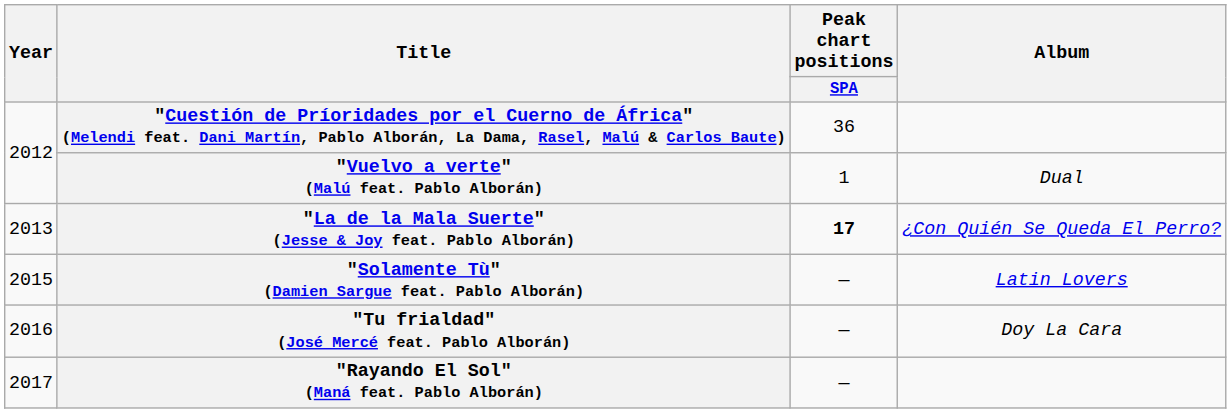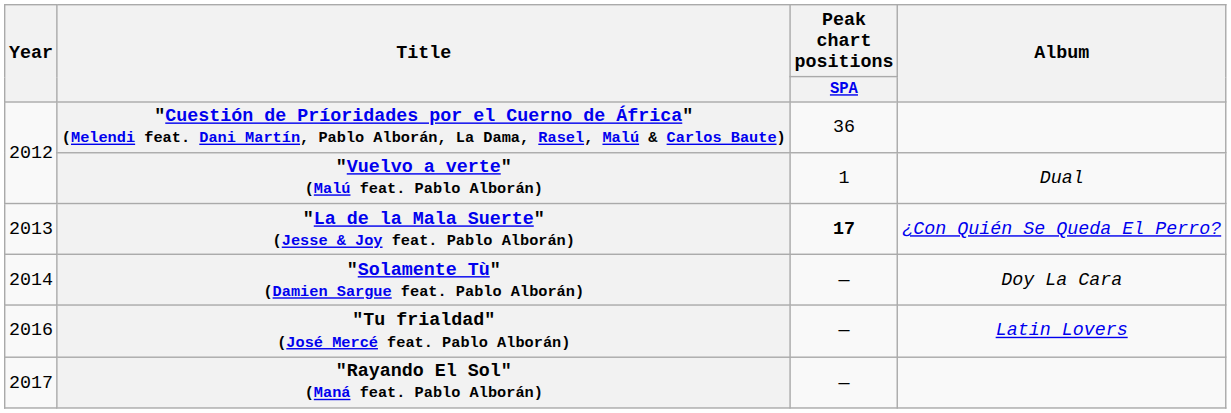(31, 280) 2015 -> (31, 280) 2014
(1062, 280) Latin Lovers -> (1062, 280) Doy La Cara
(1062, 331) Doy La Cara -> (1062, 331) Latin Lovers
